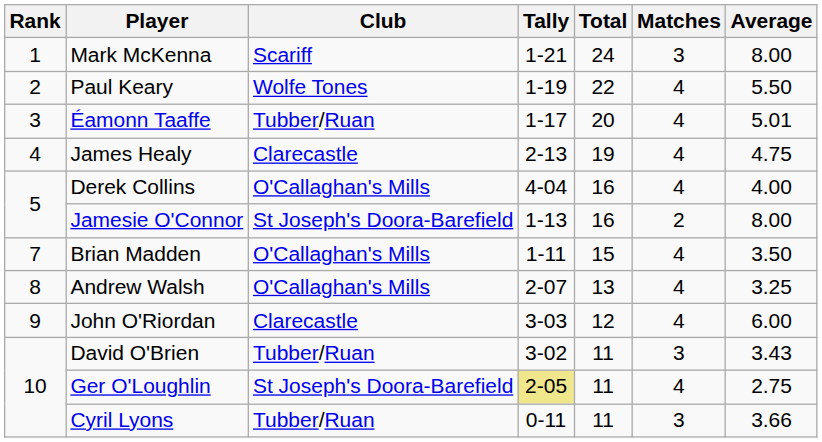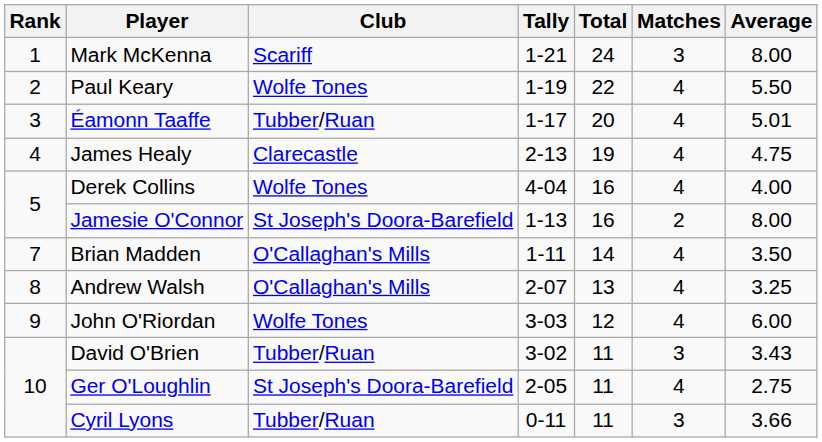(341, 187) O'Callaghan's Mills -> (310, 187) Wolfe Tones
(603, 253) 15 -> (603, 253) 14
(305, 320) Clarecastle -> (310, 320) Wolfe Tones
(546, 386) khaki background -> (546, 386) no background
